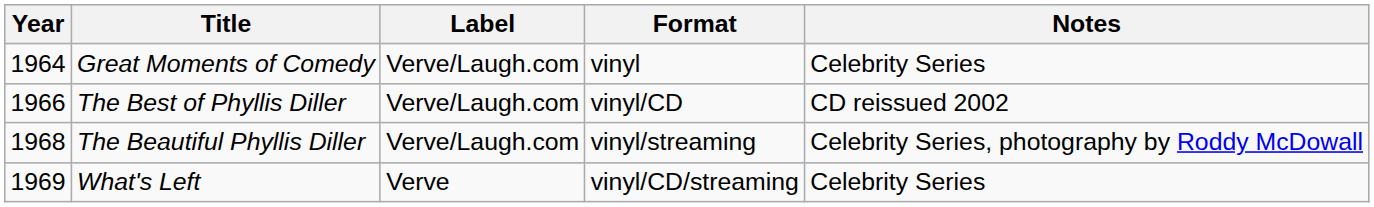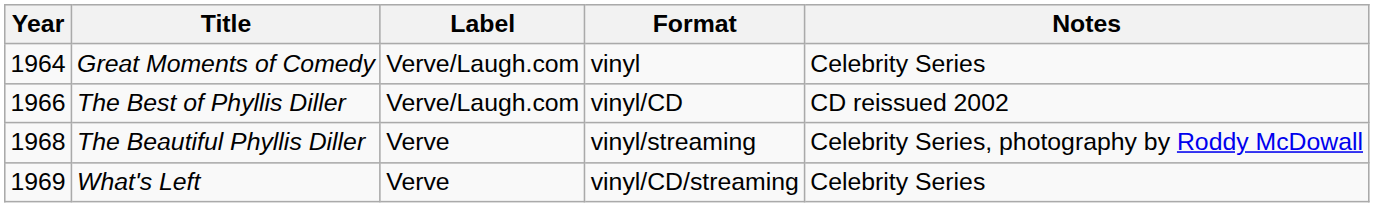(483, 142) Verve/Laugh.com -> (418, 142) Verve
